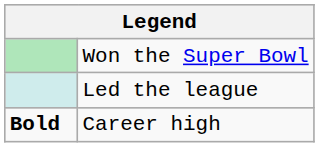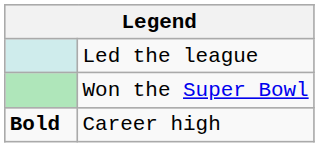rows swapped: (196, 56) <-> (170, 90)
